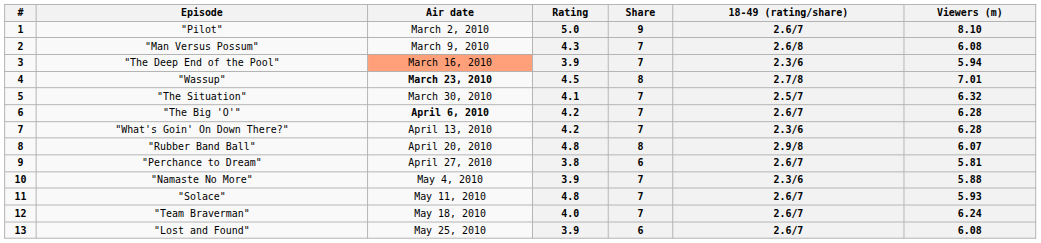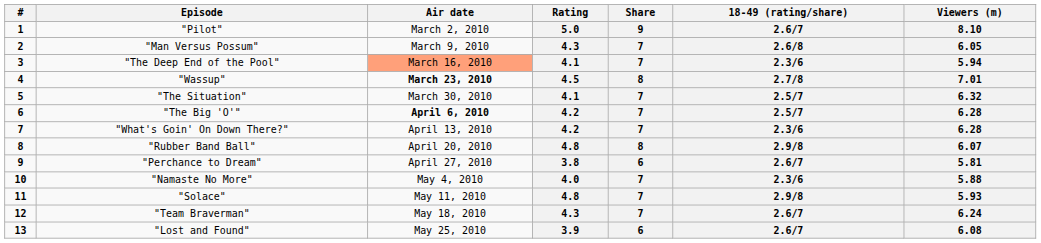(970, 46) 6.08 -> (970, 46) 6.05
(570, 63) 3.9 -> (570, 63) 4.1
(788, 113) 2.6/7 -> (788, 113) 2.5/7
(570, 180) 3.9 -> (570, 180) 4.0
(788, 196) 2.6/7 -> (788, 196) 2.9/8
(570, 213) 4.0 -> (570, 213) 4.3
